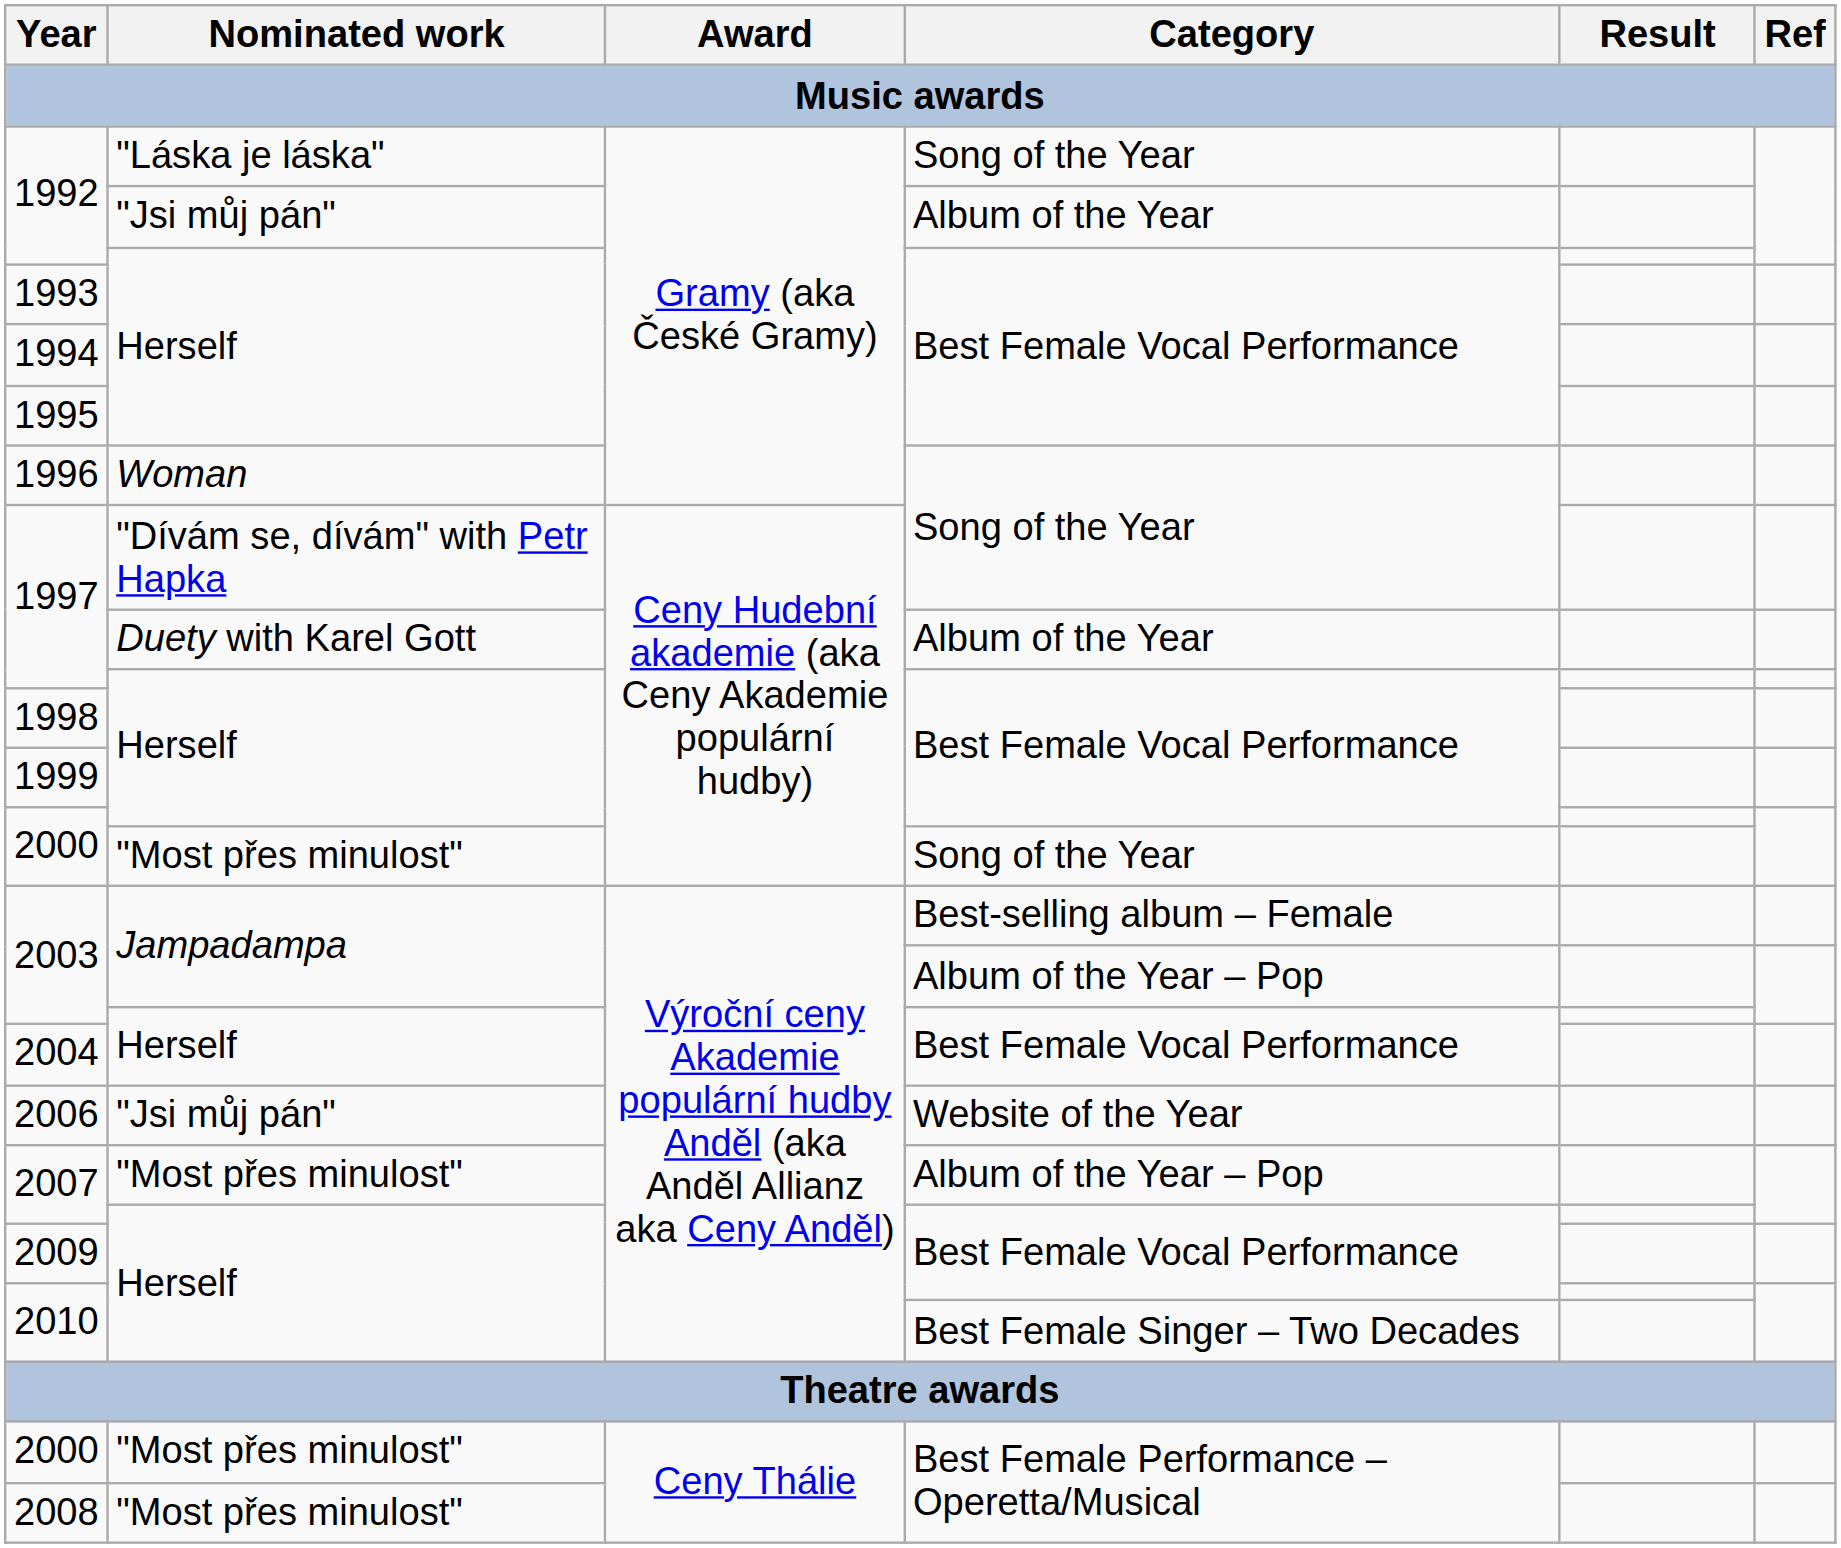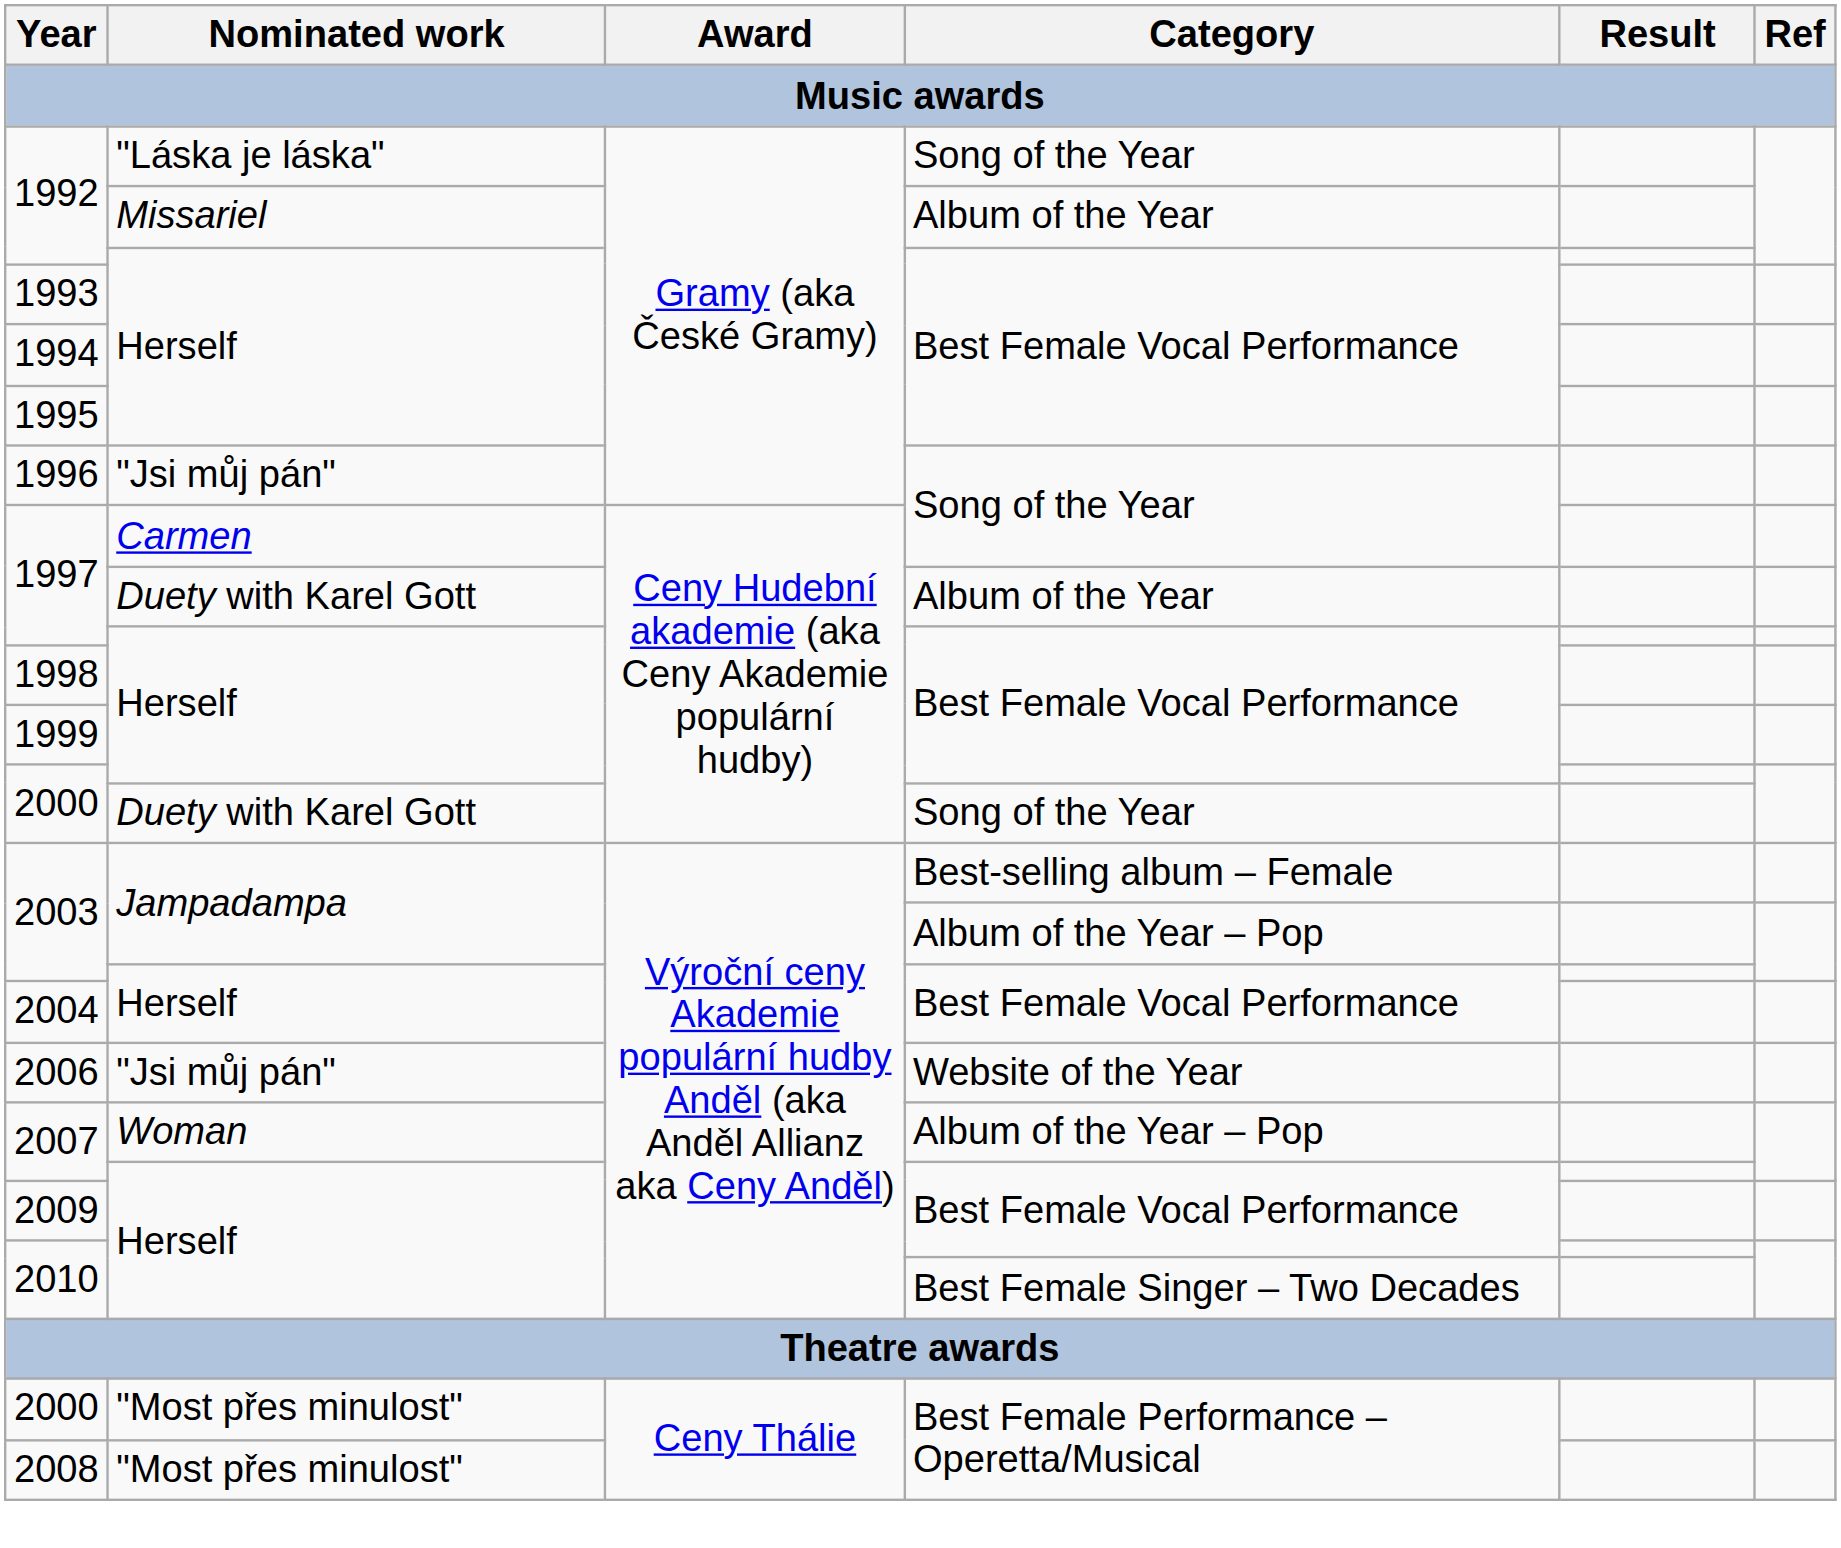(226, 215) "Jsi můj pán" -> (191, 215) Missariel
(182, 474) Woman -> (226, 474) "Jsi můj pán"
(352, 556) "Dívám se, dívám" with Petr Hapka -> (184, 535) Carmen
(290, 854) "Most přes minulost" -> (296, 812) Duety with Karel Gott
(290, 1174) "Most přes minulost" -> (182, 1131) Woman
